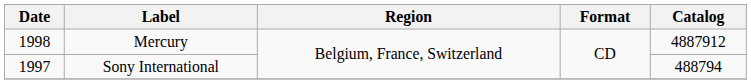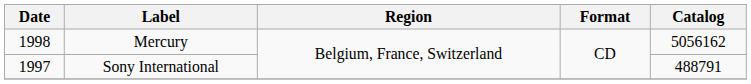(698, 41) 4887912 -> (698, 41) 5056162
(698, 66) 488794 -> (698, 66) 488791
